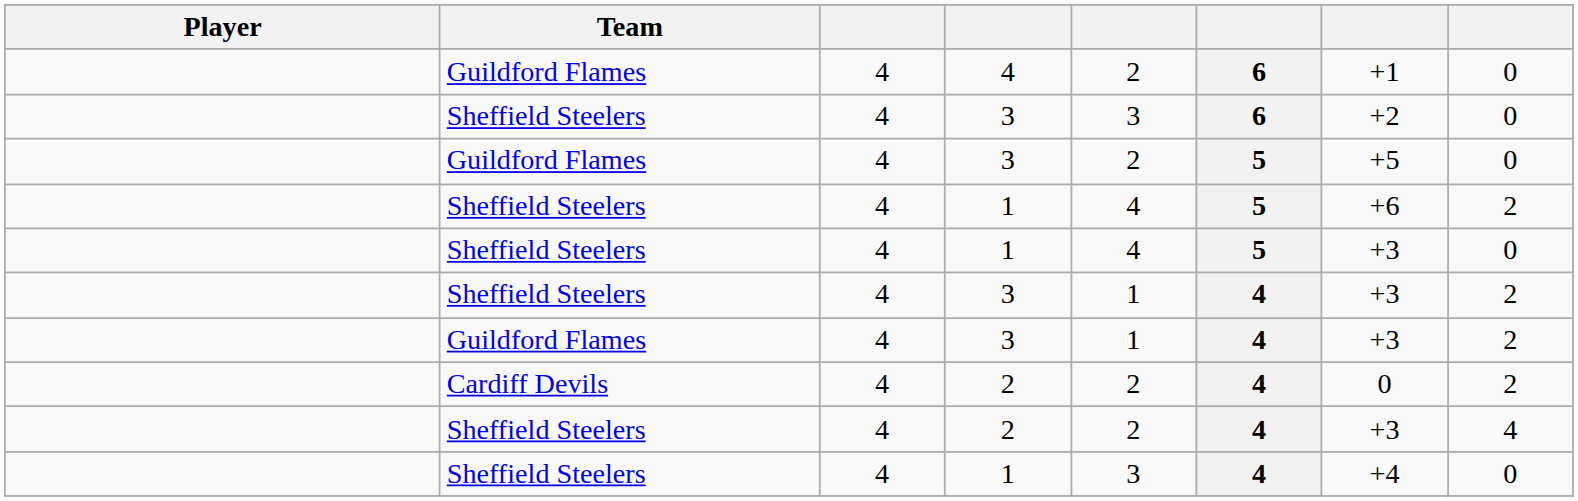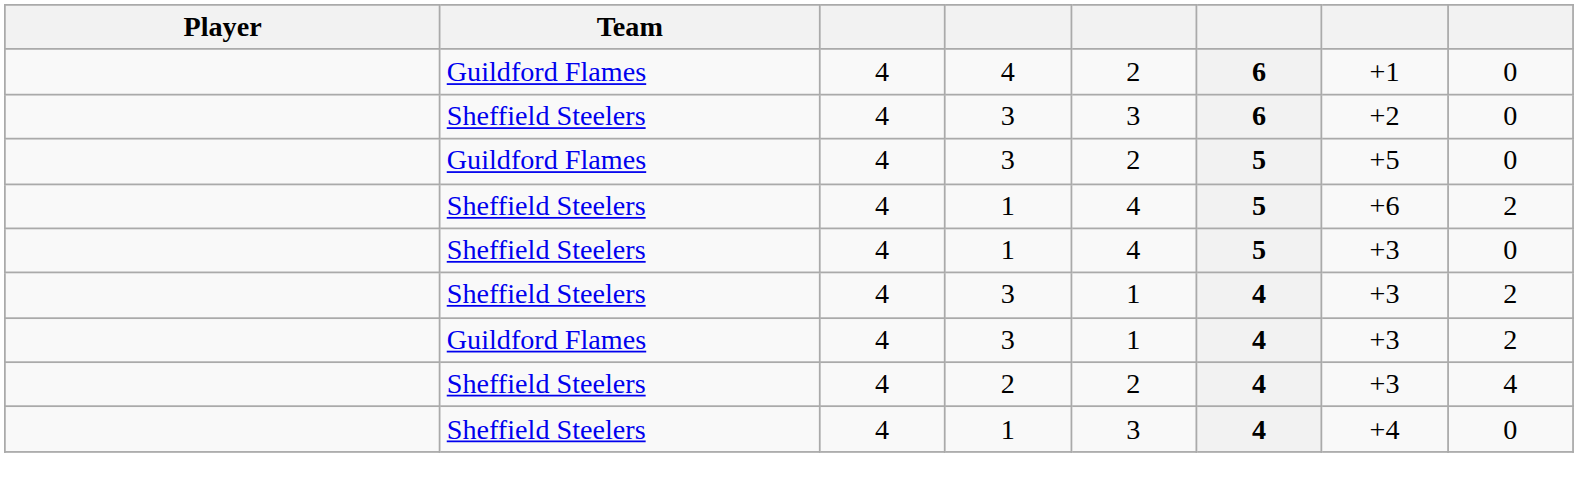- row: (527, 384)
